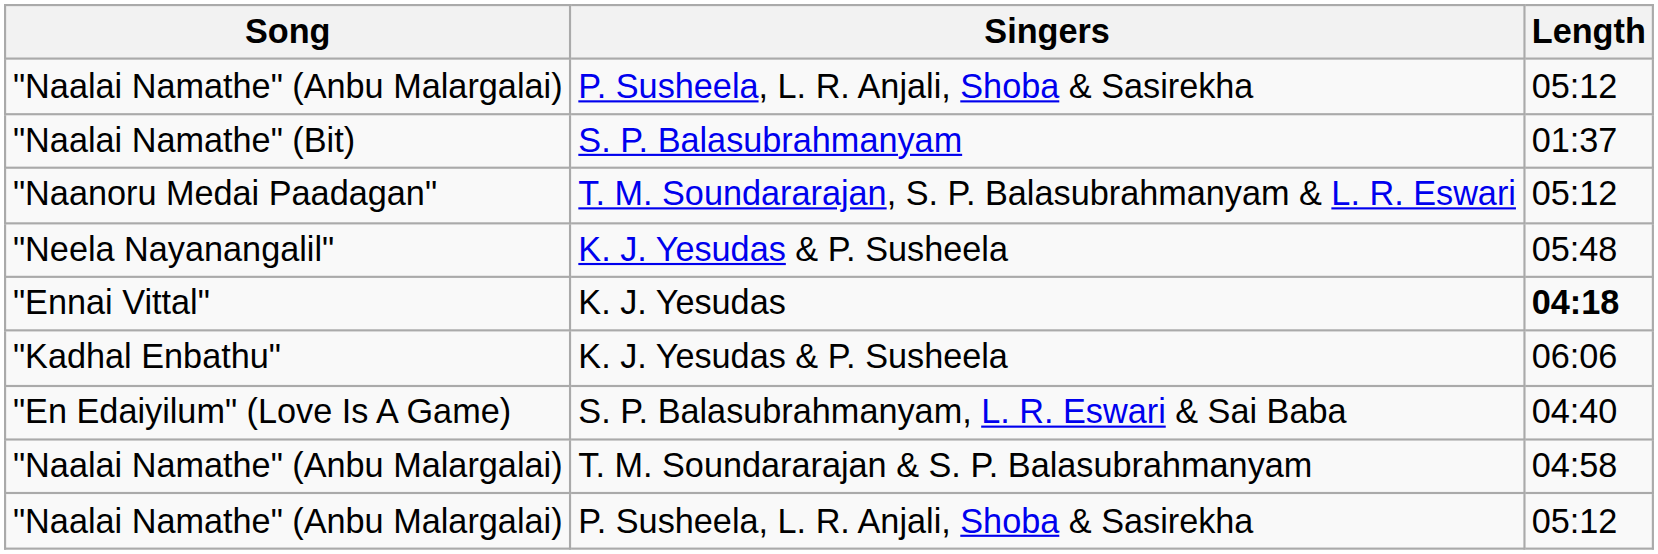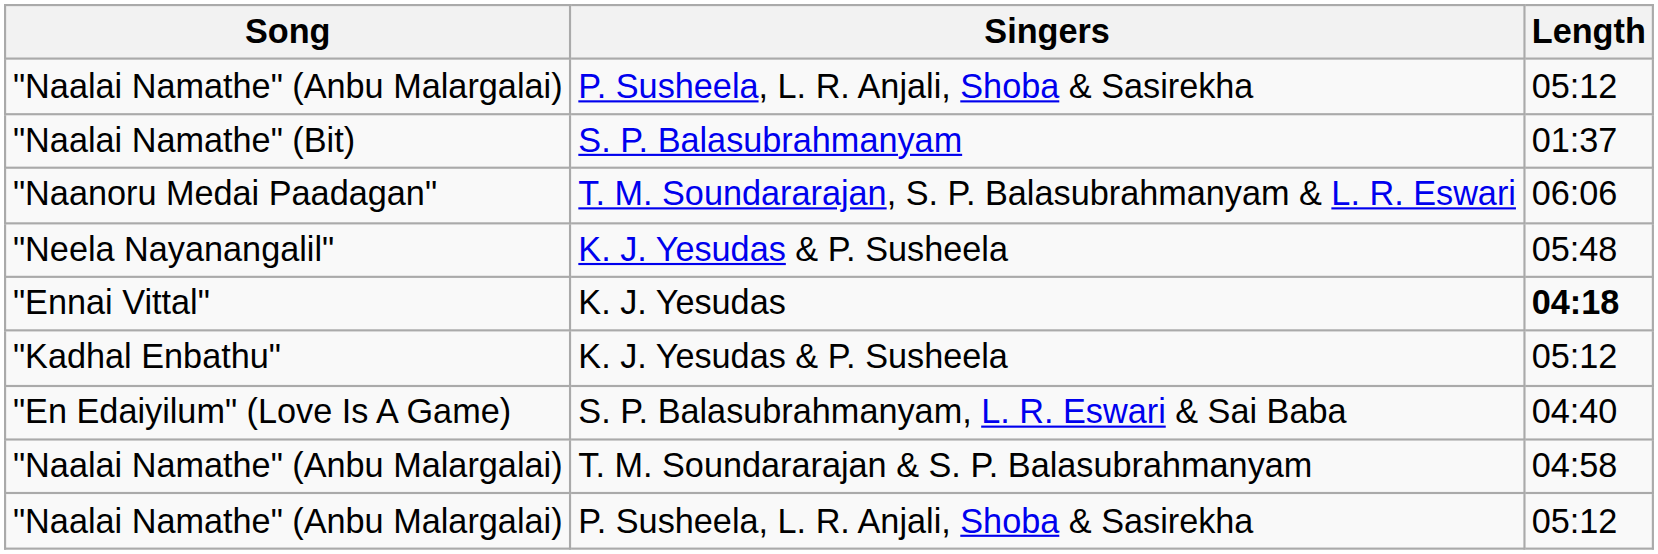(1575, 194) 05:12 -> (1575, 194) 06:06
(1575, 357) 06:06 -> (1575, 357) 05:12
